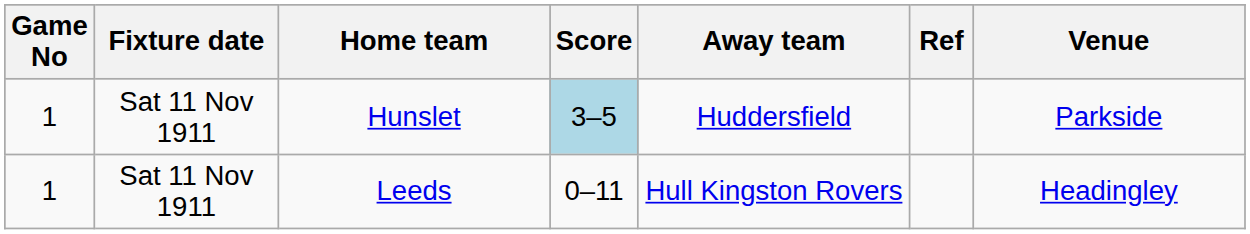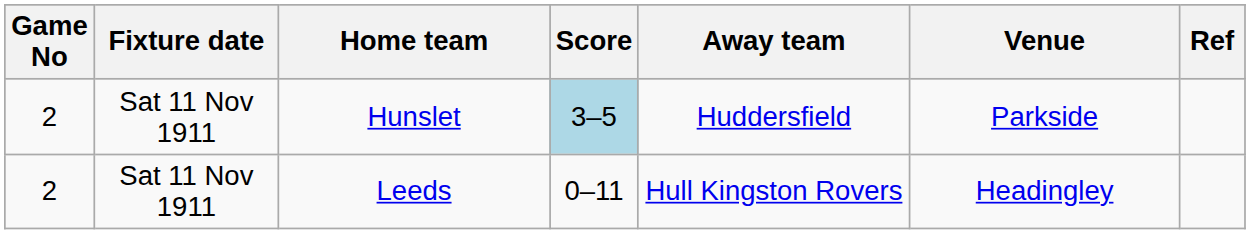columns swapped: (1109, 41) <-> (941, 41)
(49, 116) 1 -> (49, 116) 2
(49, 191) 1 -> (49, 191) 2
